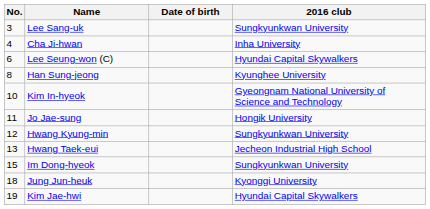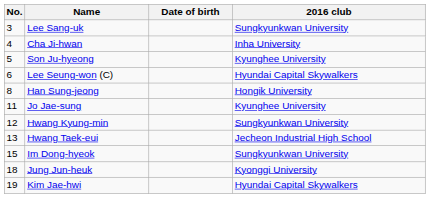+ row: (61, 59)
(280, 75) Kyunghee University -> (273, 91) Hongik University
- row: (56, 96)
(273, 117) Hongik University -> (280, 106) Kyunghee University
